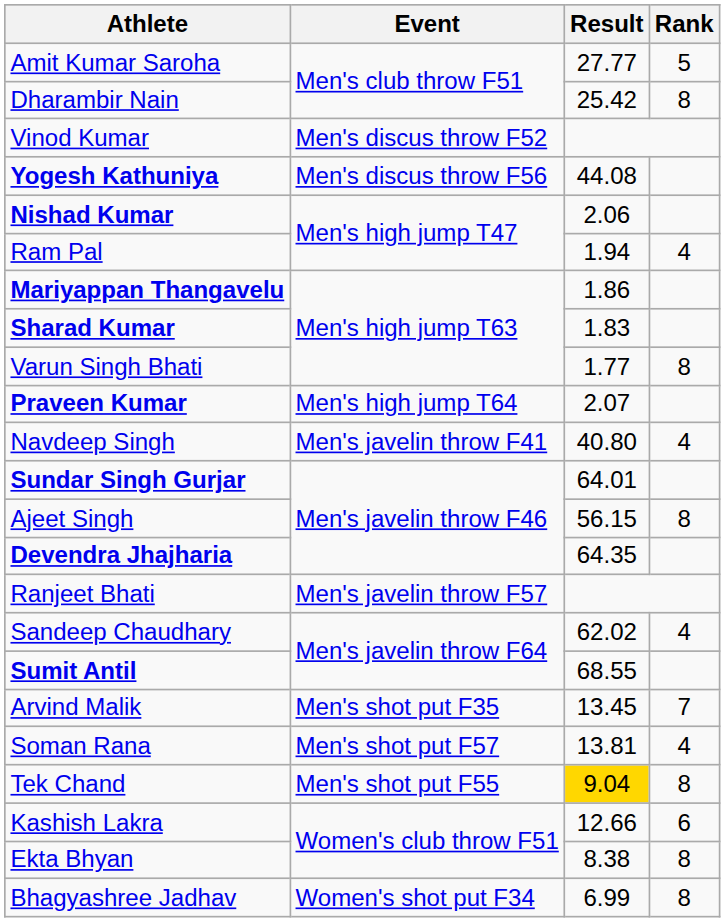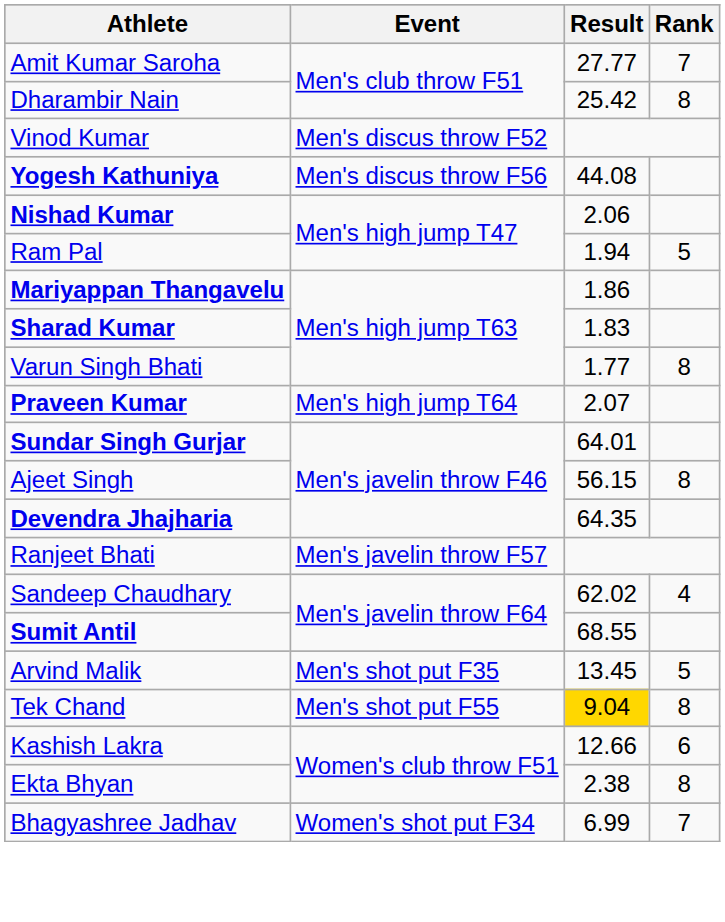(684, 62) 5 -> (684, 62) 7
(684, 252) 4 -> (684, 252) 5
- row: (93, 442)
(684, 708) 7 -> (684, 670) 5
- row: (81, 746)
(607, 860) 8.38 -> (607, 784) 2.38
(684, 898) 8 -> (684, 822) 7
